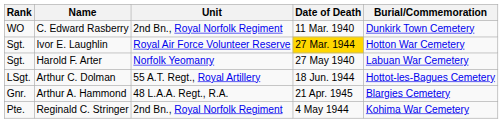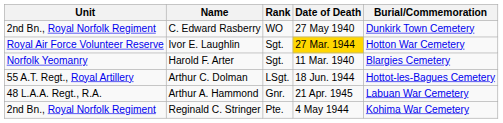columns swapped: (19, 12) <-> (212, 12)
(325, 28) 11 Mar. 1940 -> (325, 28) 27 May 1940
(325, 61) 27 May 1940 -> (325, 61) 11 Mar. 1940
(417, 61) Labuan War Cemetery -> (408, 61) Blargies Cemetery
(408, 93) Blargies Cemetery -> (417, 93) Labuan War Cemetery
